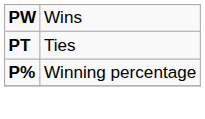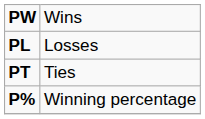+ row: (19, 45)
